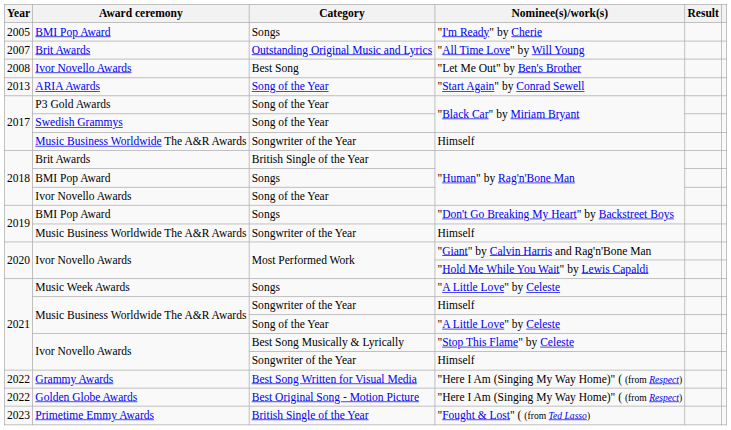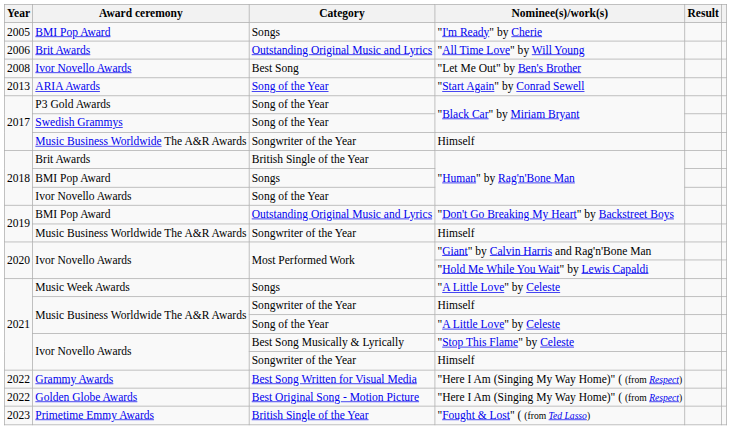(19, 50) 2007 -> (19, 50) 2006
(266, 214) Songs -> (342, 214) Outstanding Original Music and Lyrics
